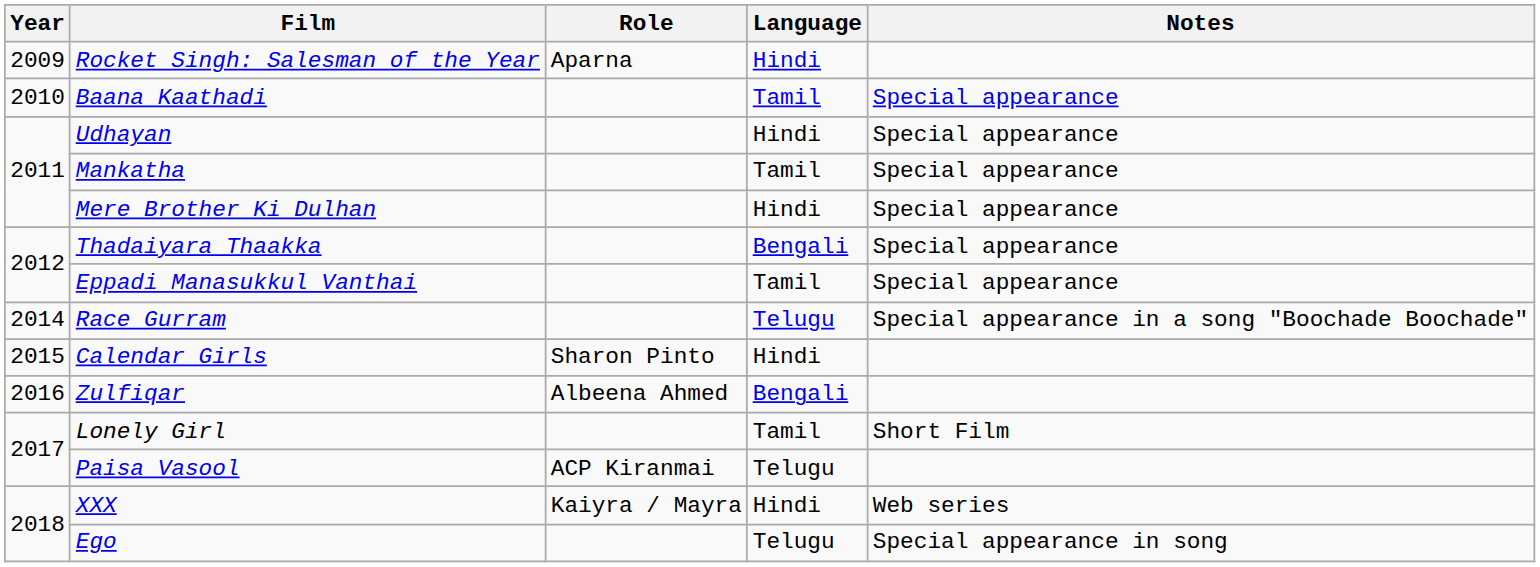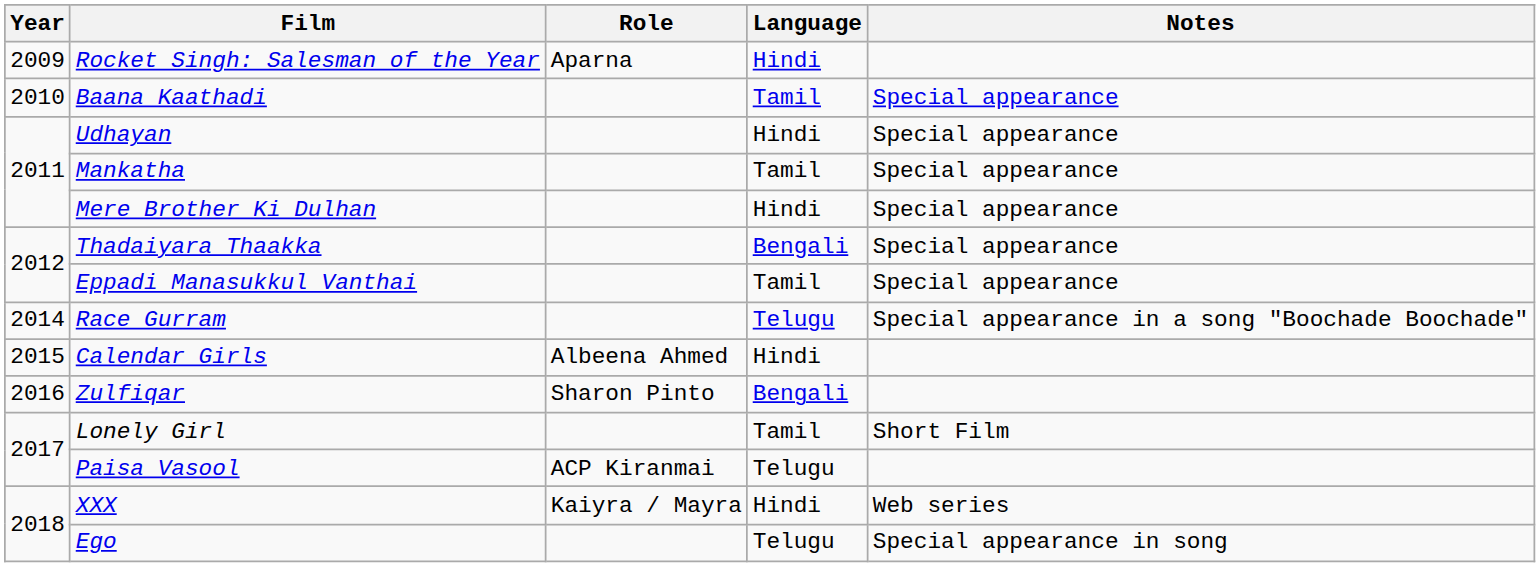(633, 357) Sharon Pinto -> (640, 357) Albeena Ahmed
(640, 394) Albeena Ahmed -> (633, 394) Sharon Pinto
